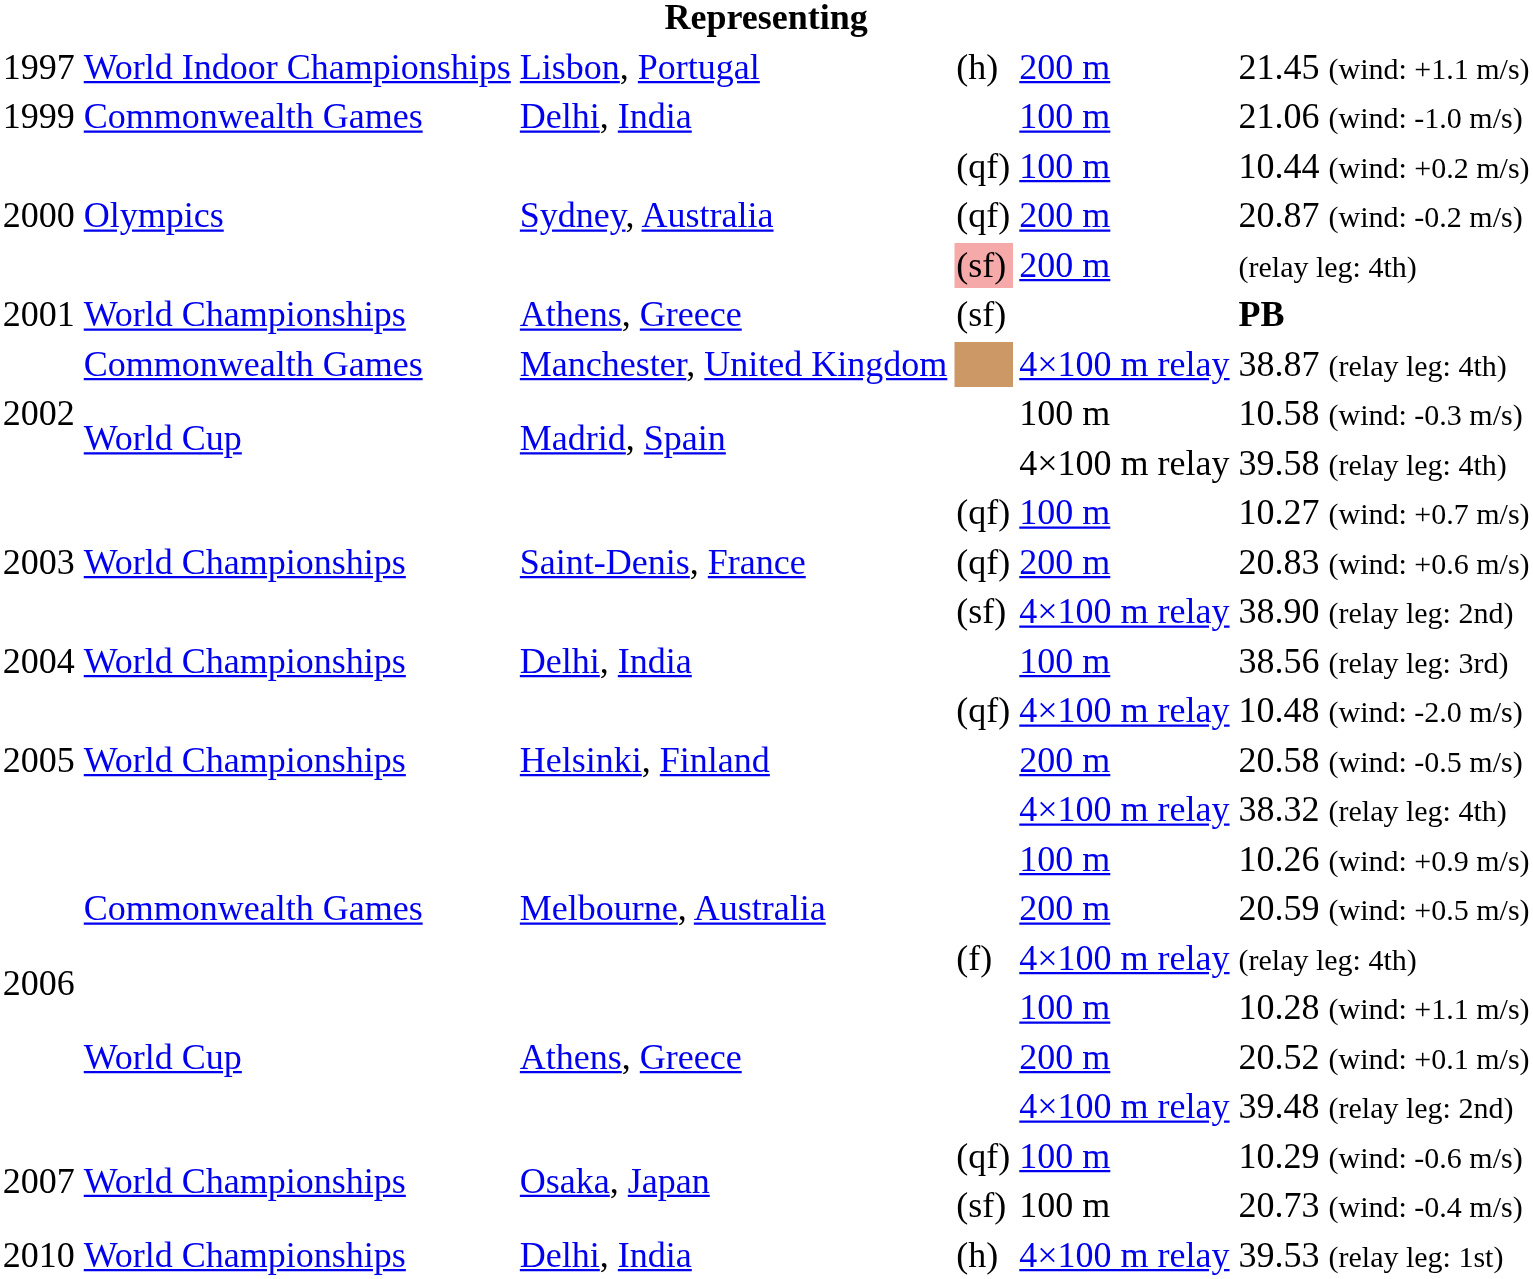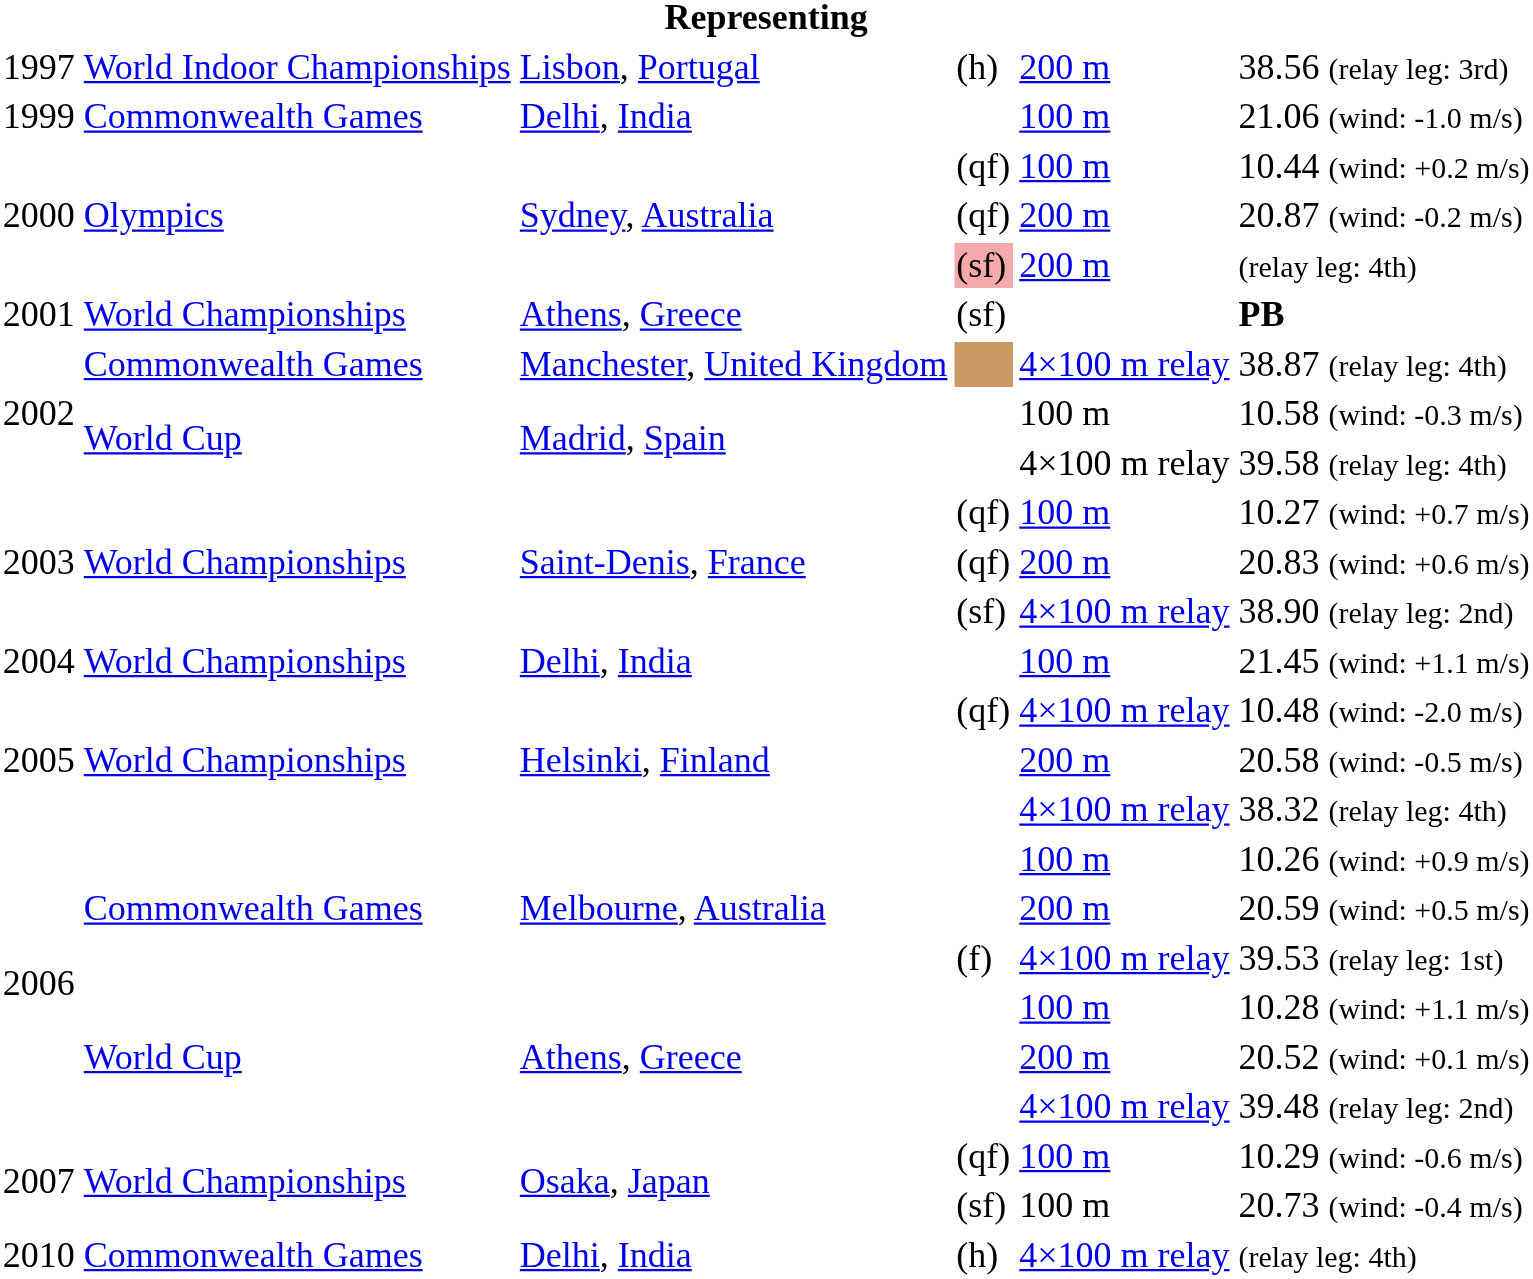(1384, 66) 21.45 (wind: +1.1 m/s) -> (1373, 66) 38.56 (relay leg: 3rd)
(1373, 660) 38.56 (relay leg: 3rd) -> (1384, 660) 21.45 (wind: +1.1 m/s)
(1328, 960) (relay leg: 4th) -> (1371, 957) 39.53 (relay leg: 1st)
(245, 1254) World Championships -> (253, 1254) Commonwealth Games
(1371, 1254) 39.53 (relay leg: 1st) -> (1328, 1257) (relay leg: 4th)
